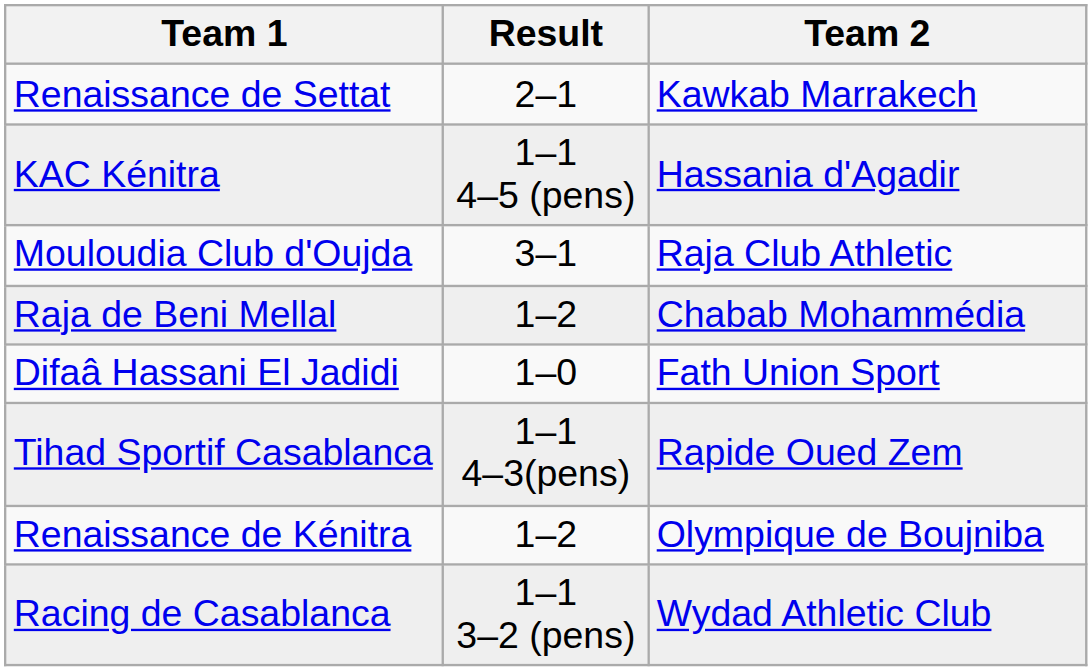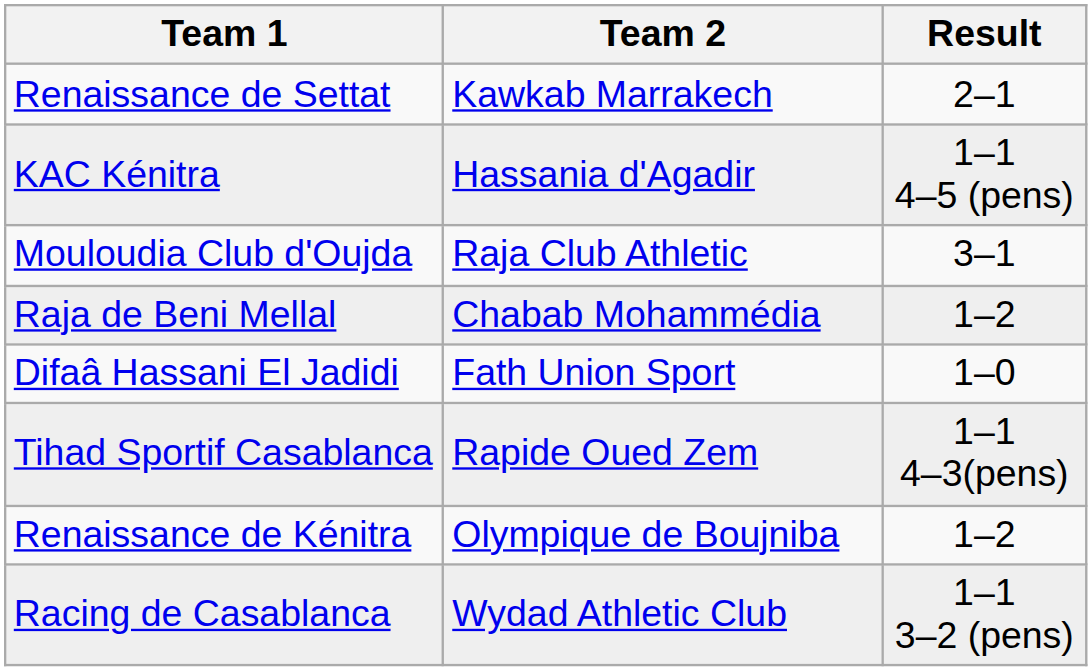columns swapped: (867, 34) <-> (546, 34)
